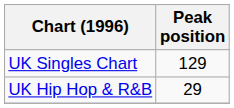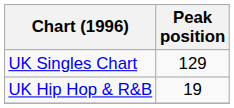(193, 90) 29 -> (193, 90) 19
